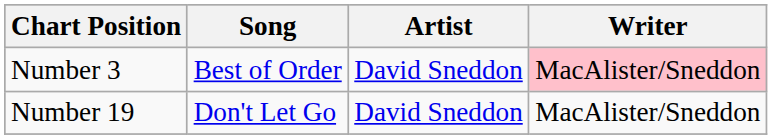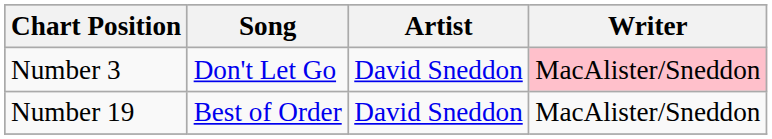(268, 69) Best of Order -> (265, 69) Don't Let Go
(265, 112) Don't Let Go -> (268, 112) Best of Order
